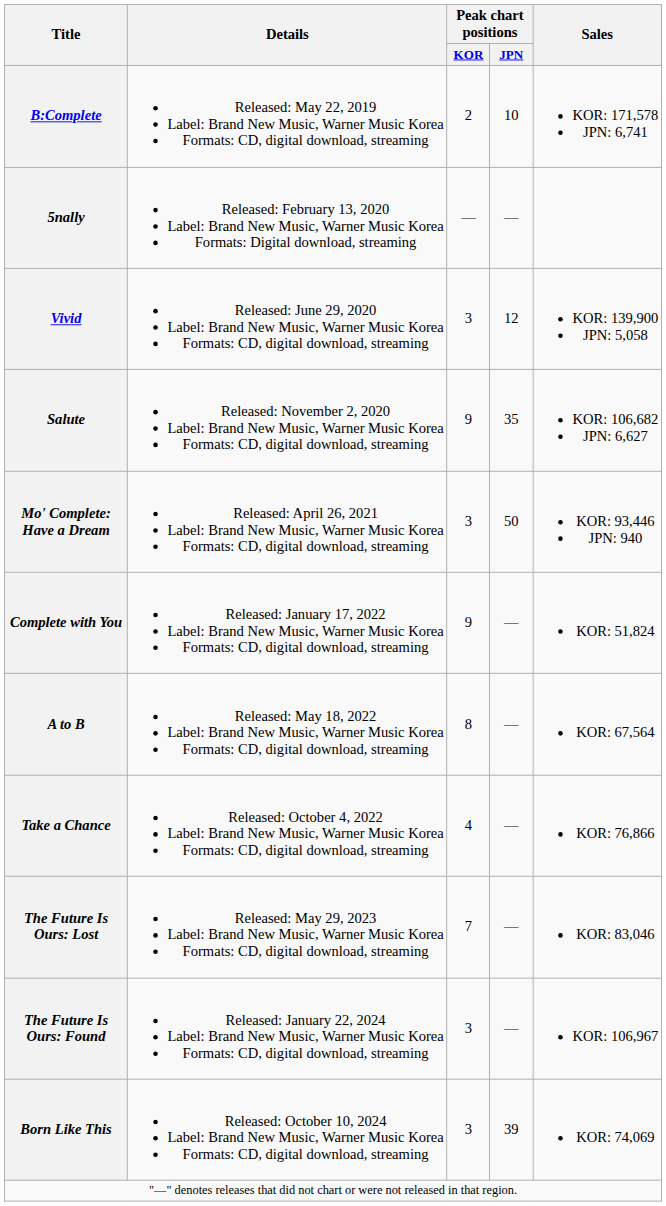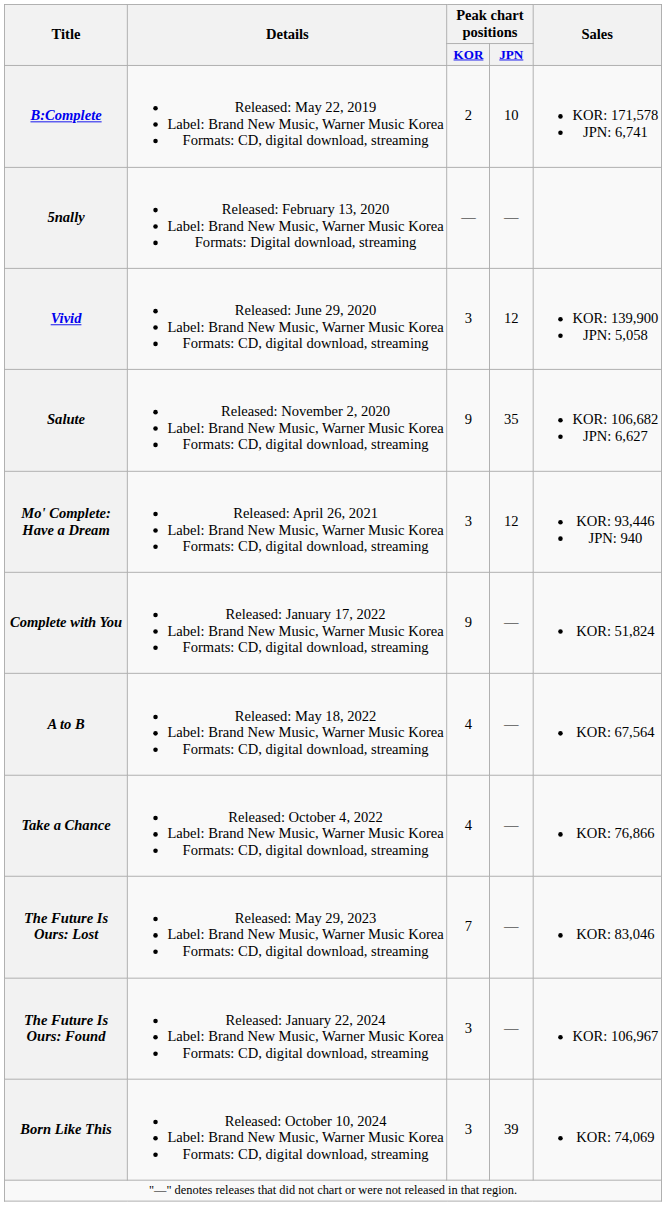(511, 521) 50 -> (511, 521) 12
(468, 724) 8 -> (468, 724) 4
